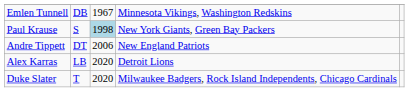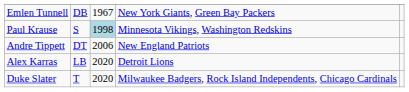(205, 12) Minnesota Vikings, Washington Redskins -> (196, 12) New York Giants, Green Bay Packers
(196, 29) New York Giants, Green Bay Packers -> (205, 29) Minnesota Vikings, Washington Redskins
